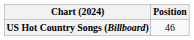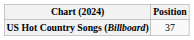(170, 27) 46 -> (170, 27) 37
